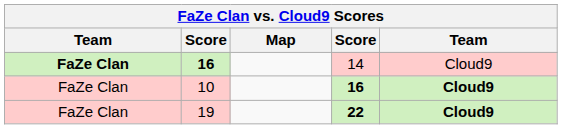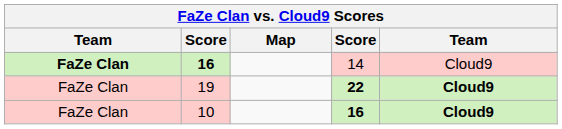rows swapped: (206, 87) <-> (206, 111)
